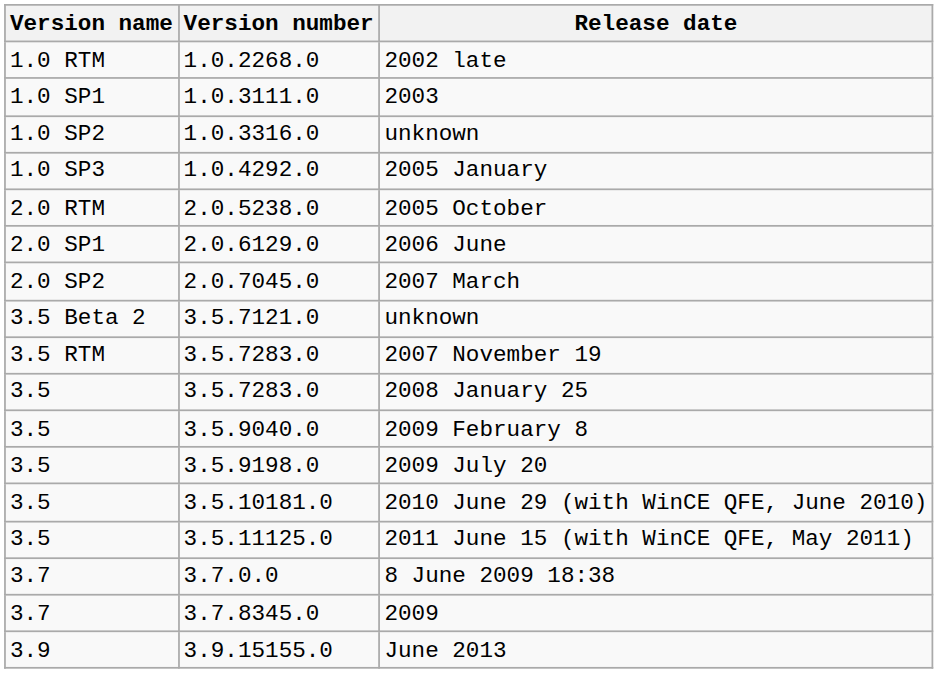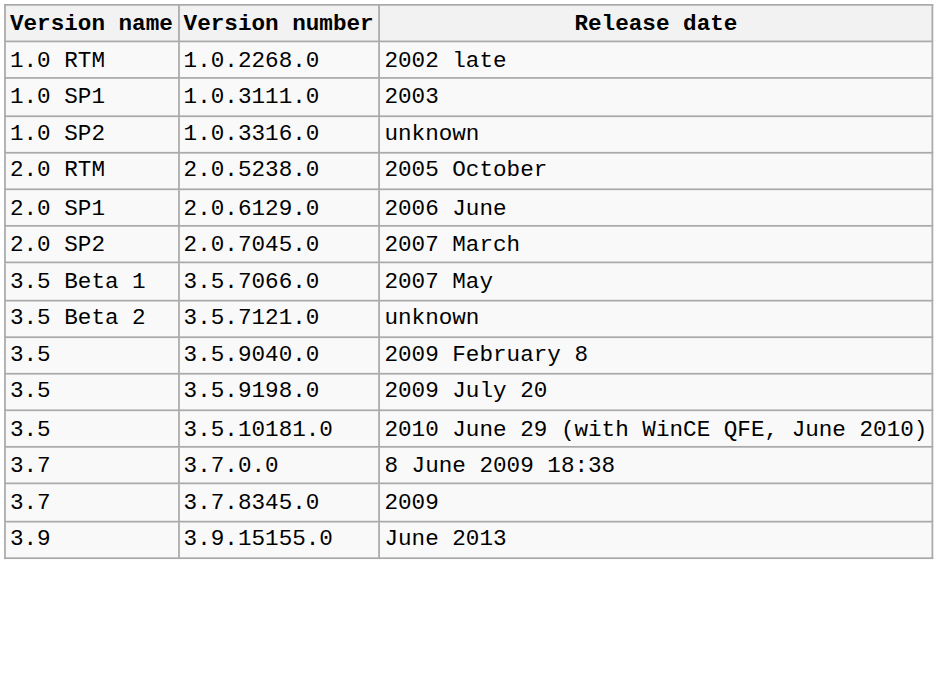- row: (251, 171)
+ row: (251, 281)
- row: (251, 355)
- row: (251, 392)
- row: (258, 539)
